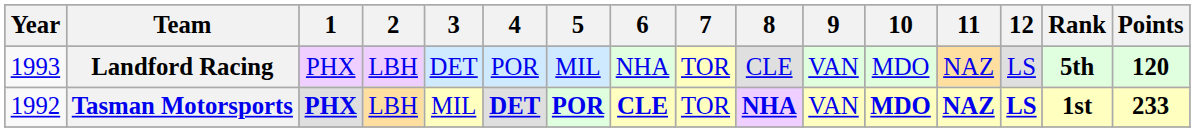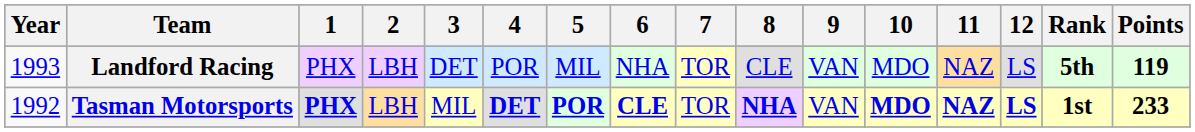(1151, 66) 120 -> (1151, 66) 119
